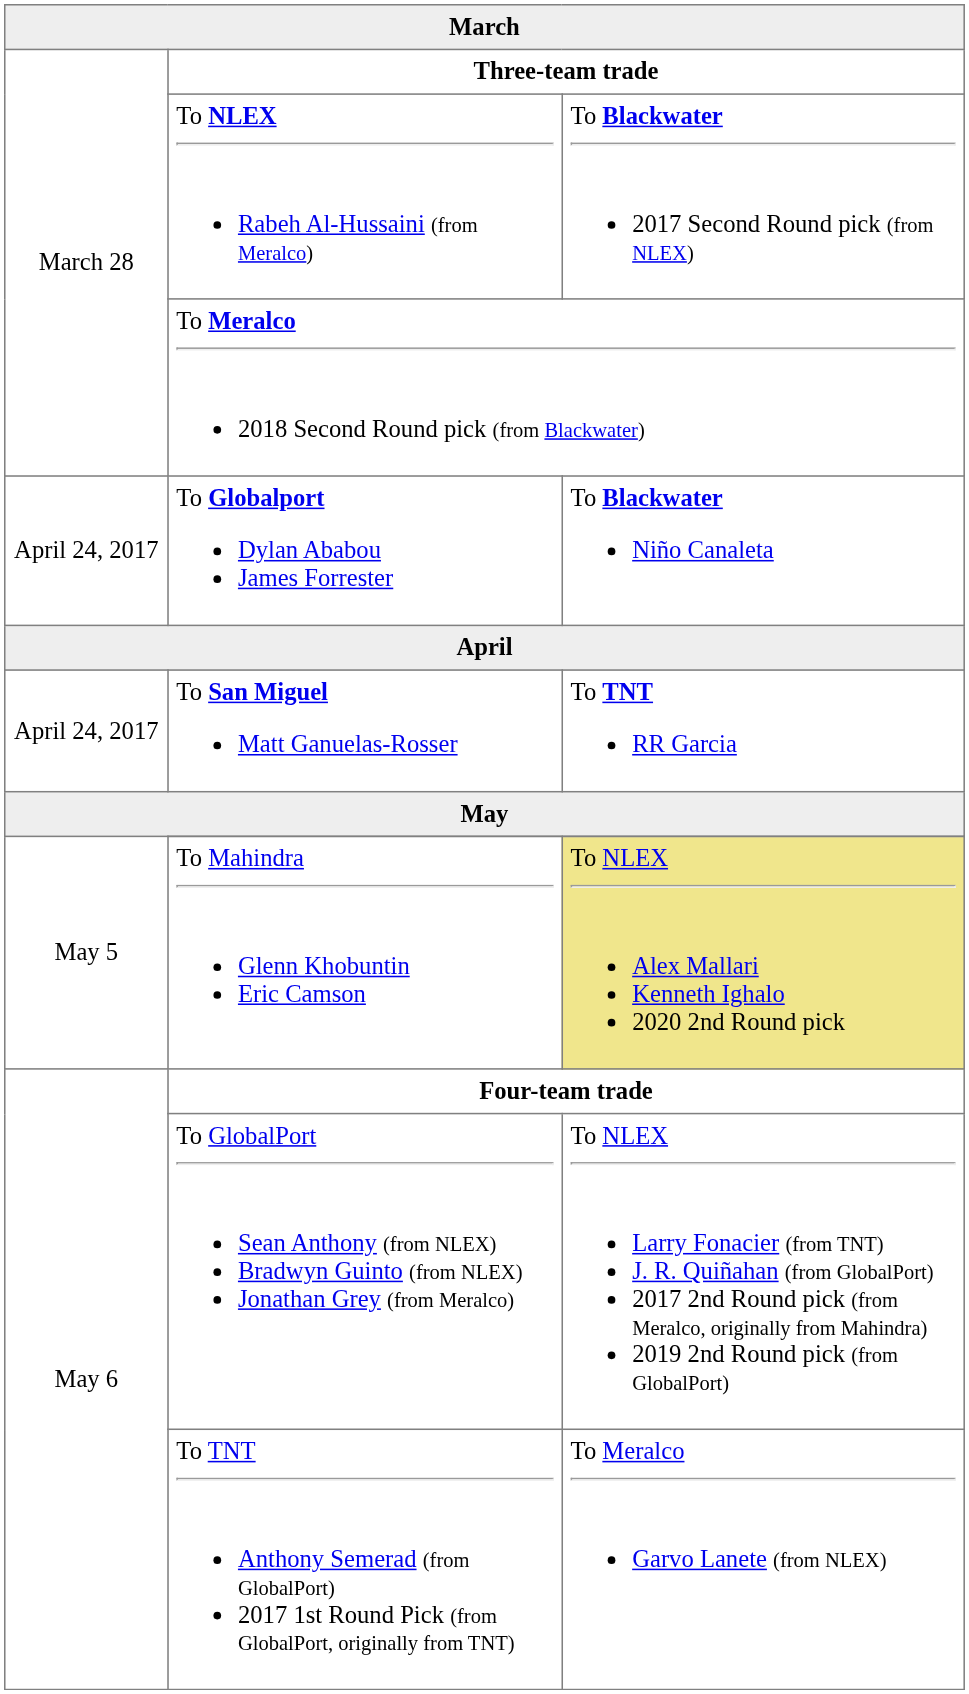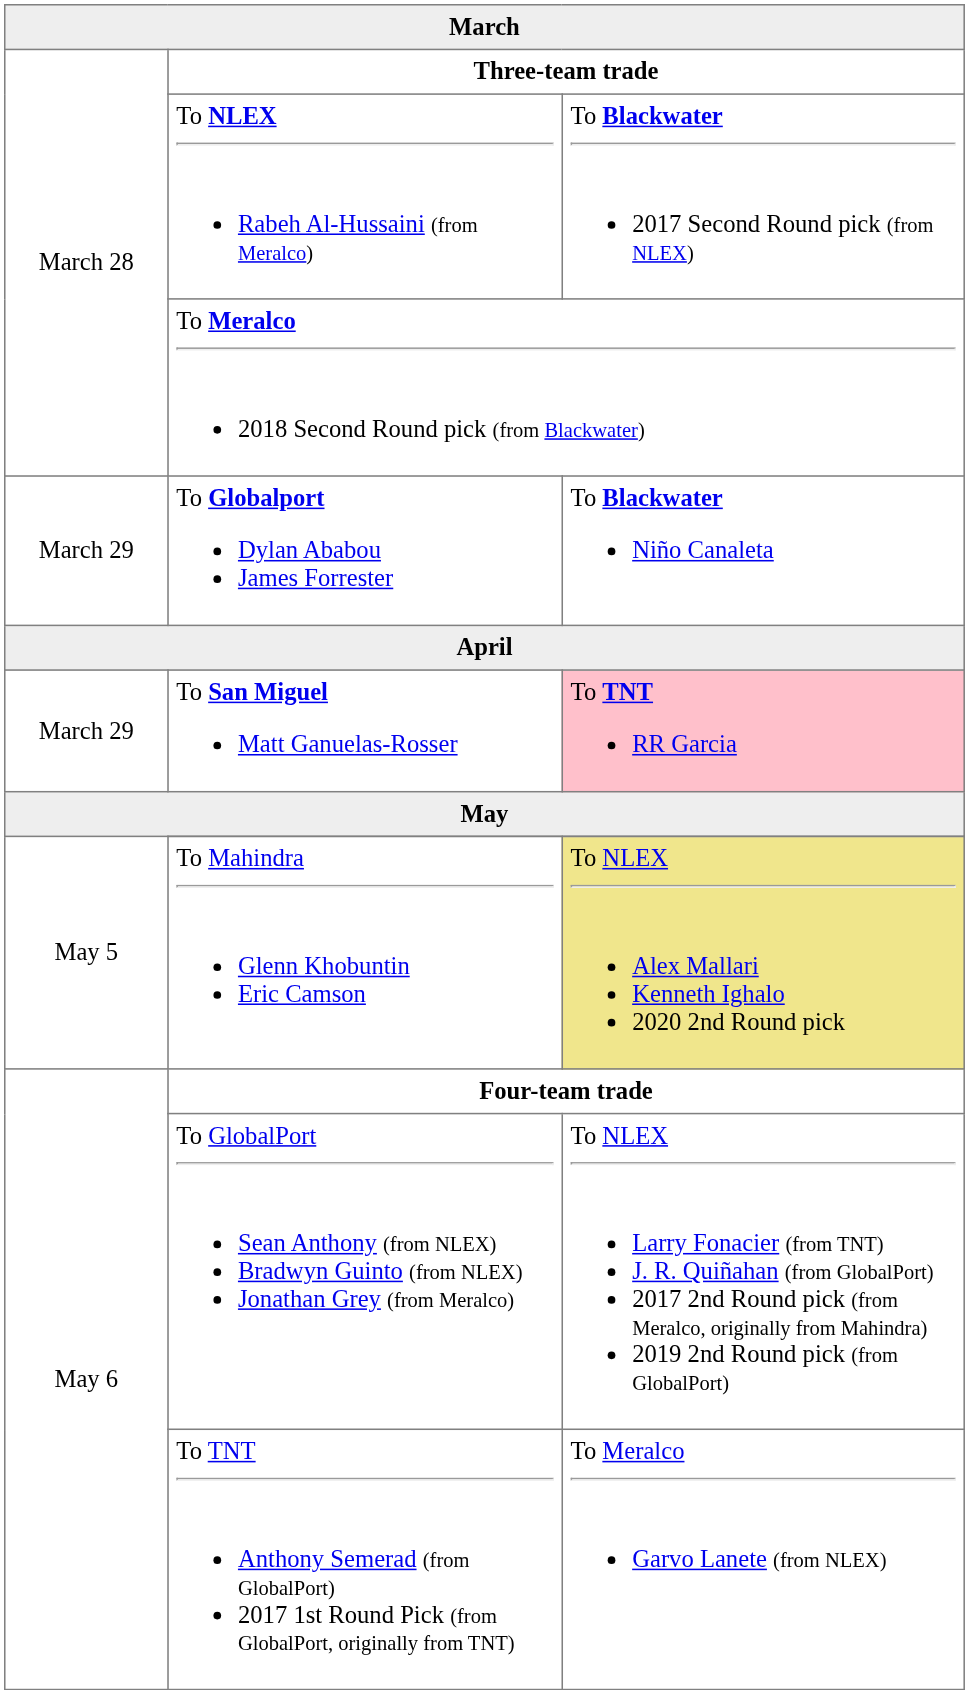(86, 550) April 24, 2017 -> (86, 550) March 29
(86, 730) April 24, 2017 -> (86, 730) March 29
(763, 719) no background -> (763, 719) pink background
